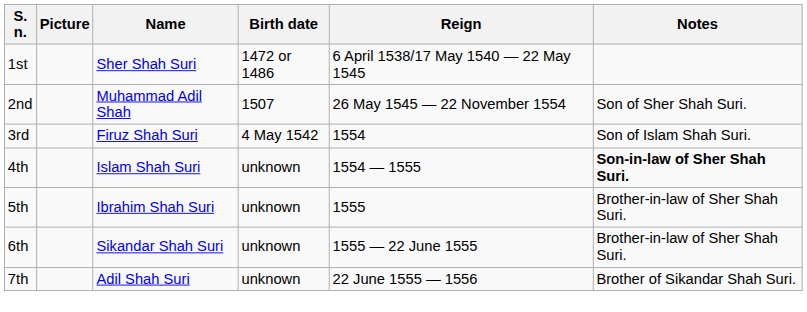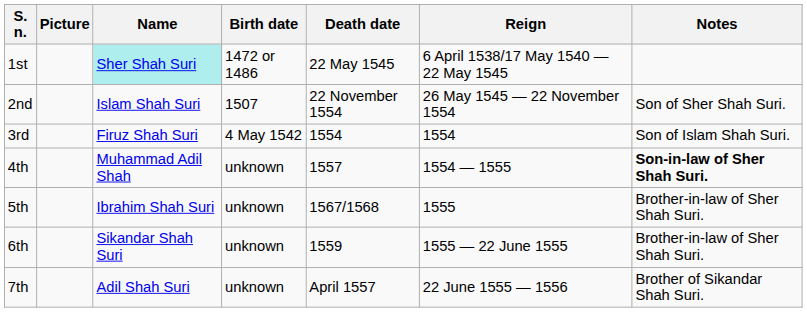+ column: (363, 24)
(146, 64) no background -> (146, 64) paleturquoise background
(149, 104) Muhammad Adil Shah -> (148, 104) Islam Shah Suri
(148, 167) Islam Shah Suri -> (149, 167) Muhammad Adil Shah
